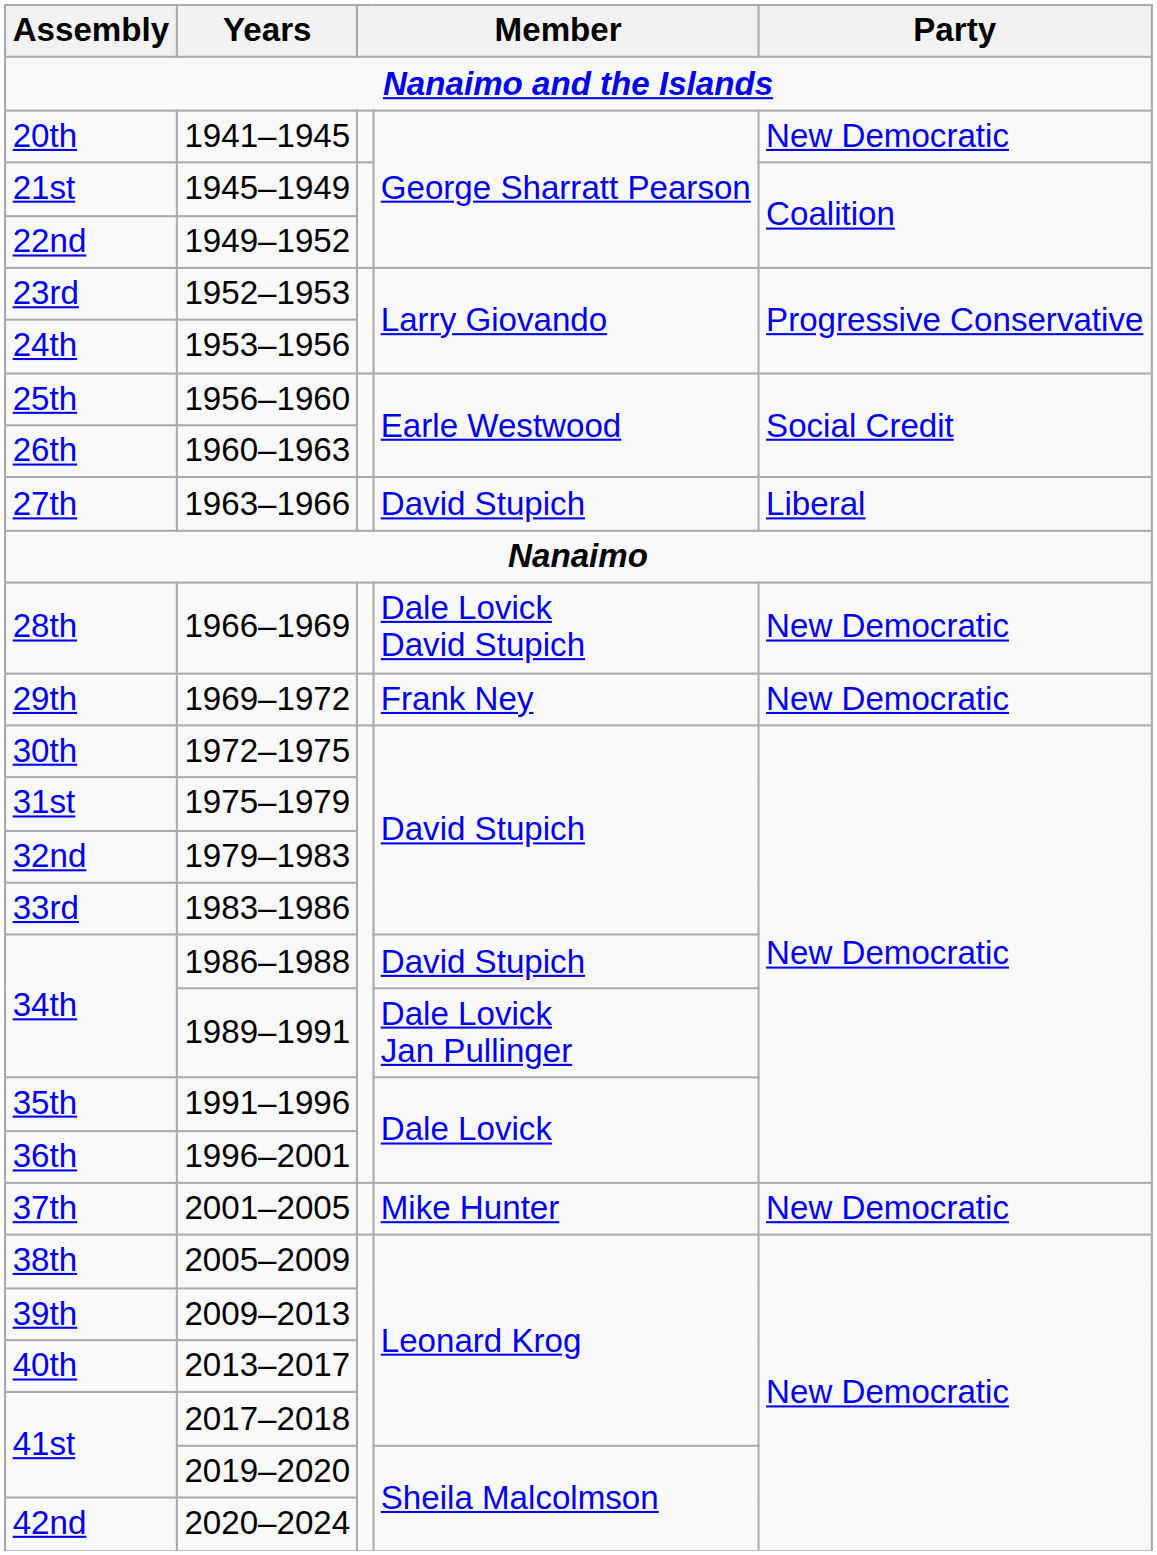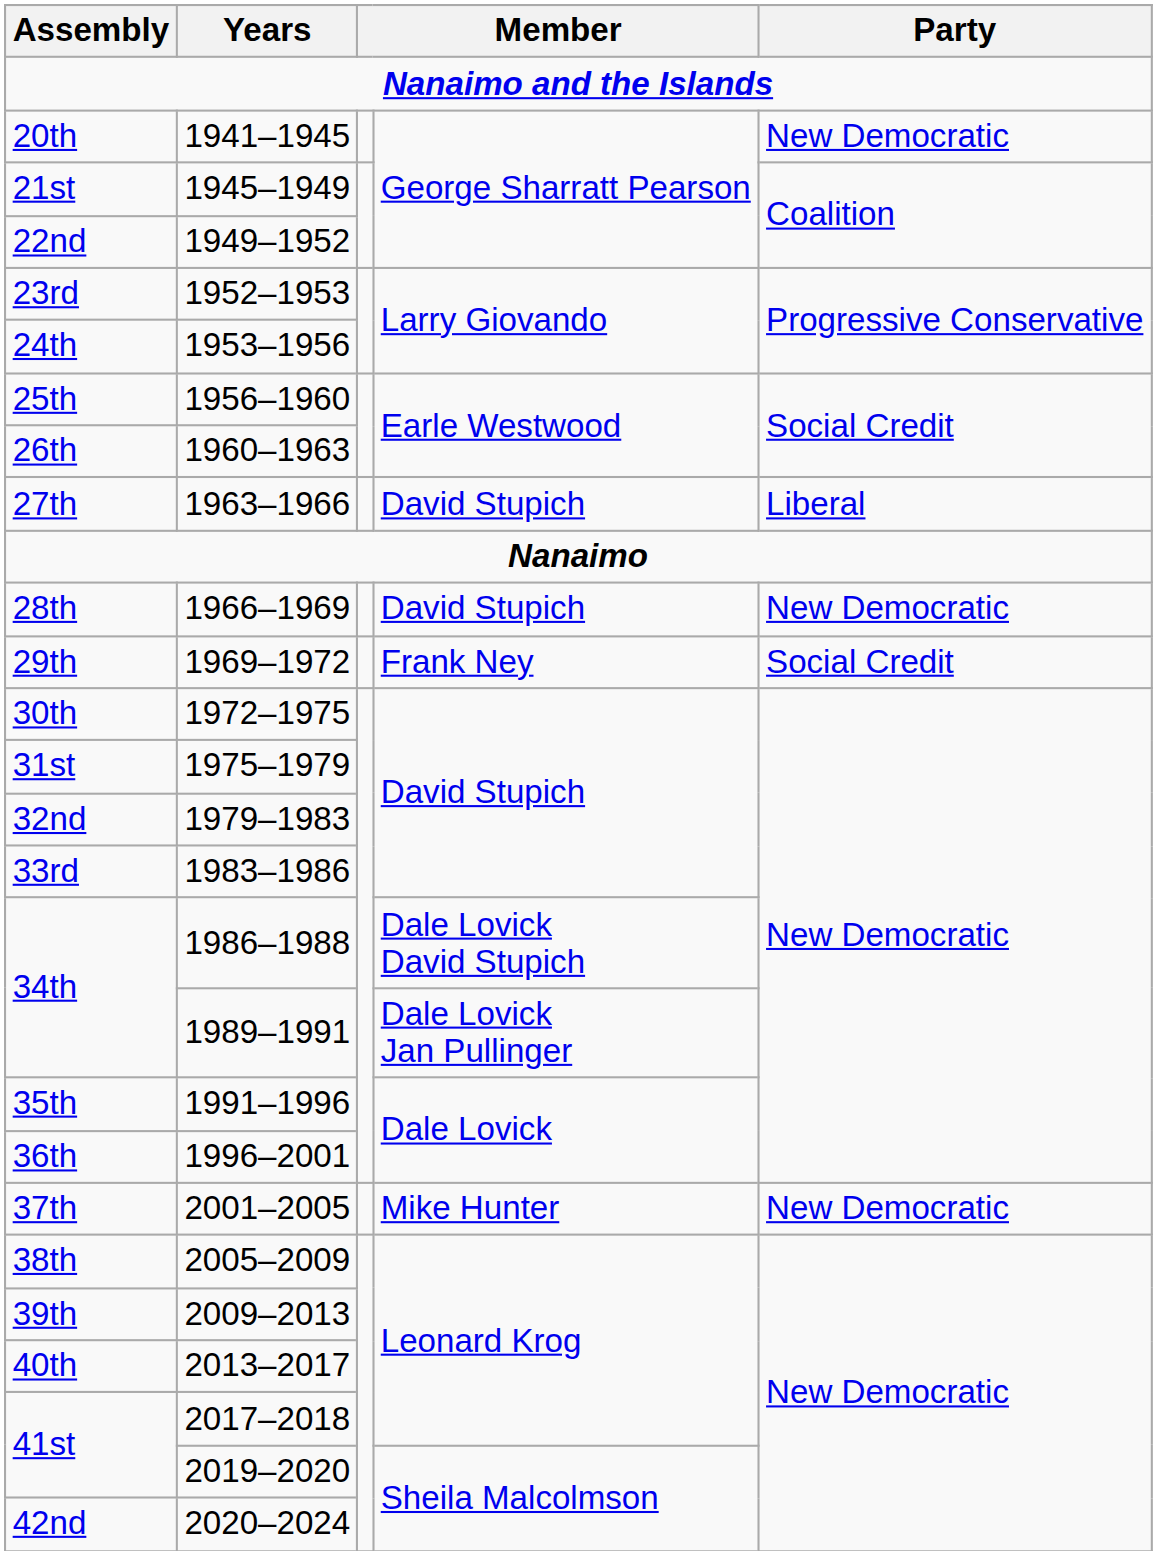(483, 627) Dale Lovick David Stupich -> (483, 608) David Stupich
(888, 698) New Democratic -> (860, 661) Social Credit
(483, 960) David Stupich -> (483, 942) Dale Lovick David Stupich
